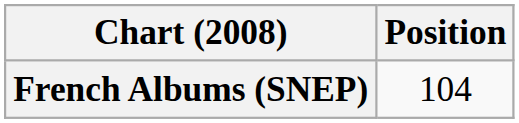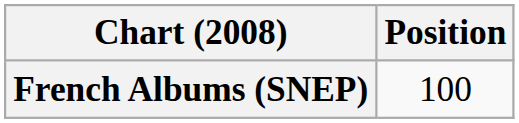(445, 88) 104 -> (445, 88) 100
